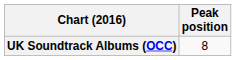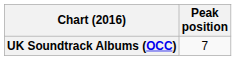(205, 45) 8 -> (205, 45) 7
